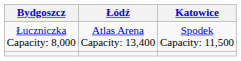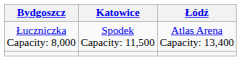columns swapped: (118, 13) <-> (197, 13)
